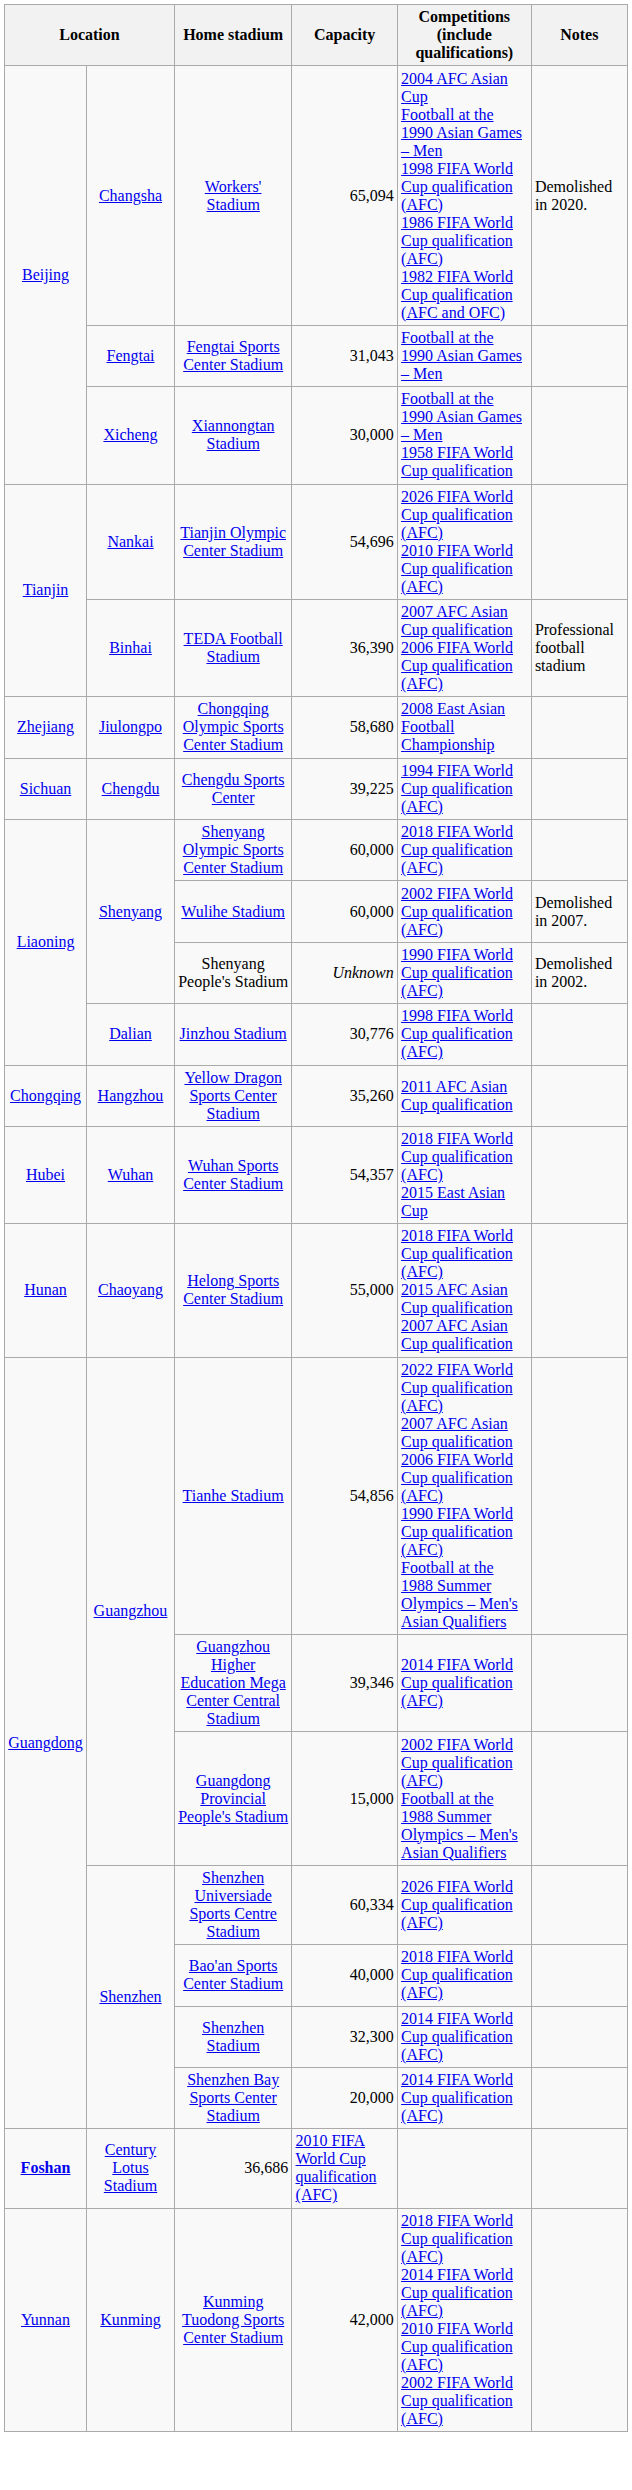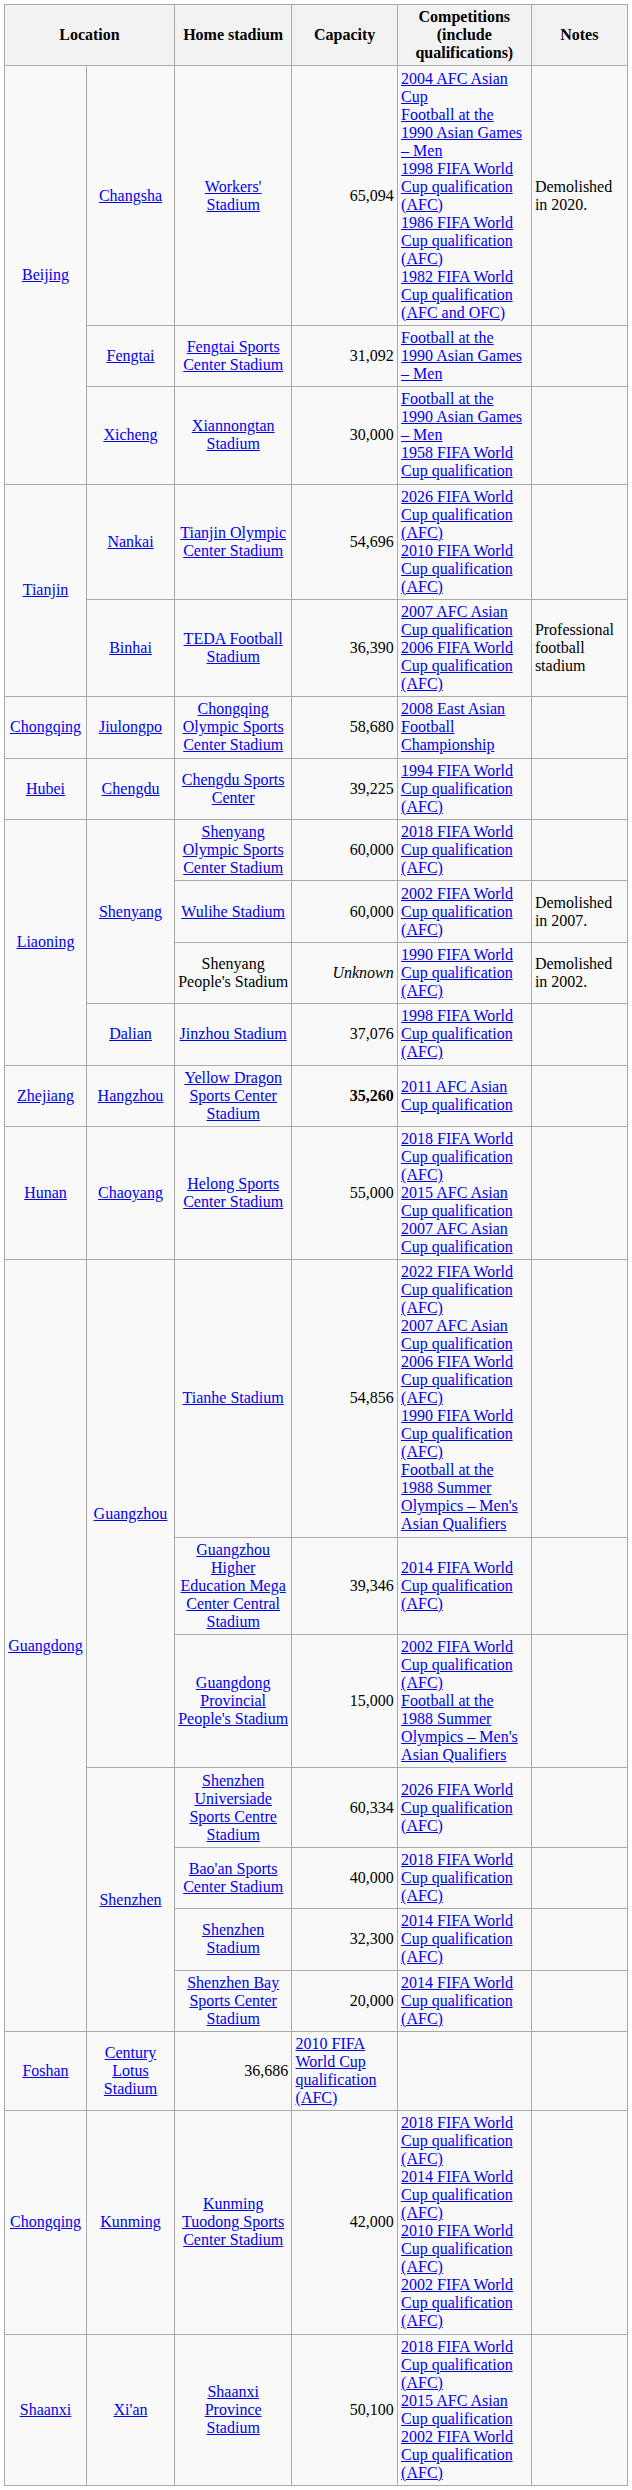(372, 355) 31,043 -> (372, 355) 31,092
(46, 727) Zhejiang -> (46, 727) Chongqing
(46, 788) Sichuan -> (46, 788) Hubei
(372, 1034) 30,776 -> (372, 1034) 37,076
(46, 1095) Chongqing -> (46, 1095) Zhejiang
(372, 1095) normal -> (372, 1095) bold
- row: (233, 1175)
(46, 2168) bold -> (46, 2071) normal
(46, 2319) Yunnan -> (46, 2222) Chongqing
+ row: (233, 2409)
